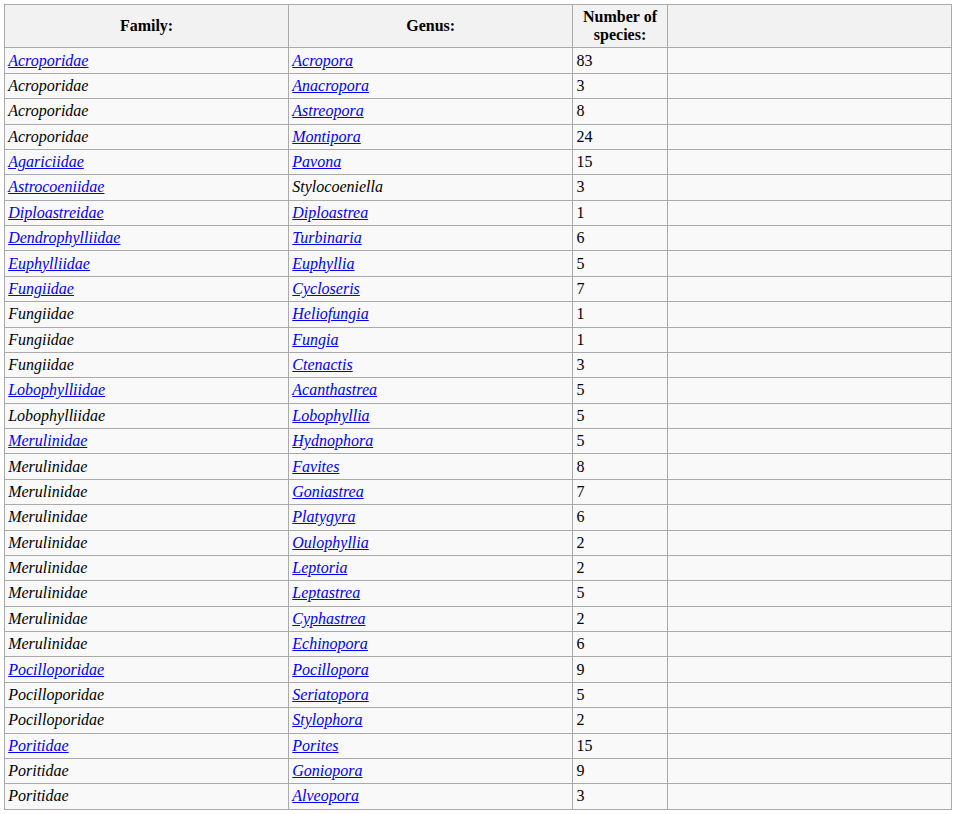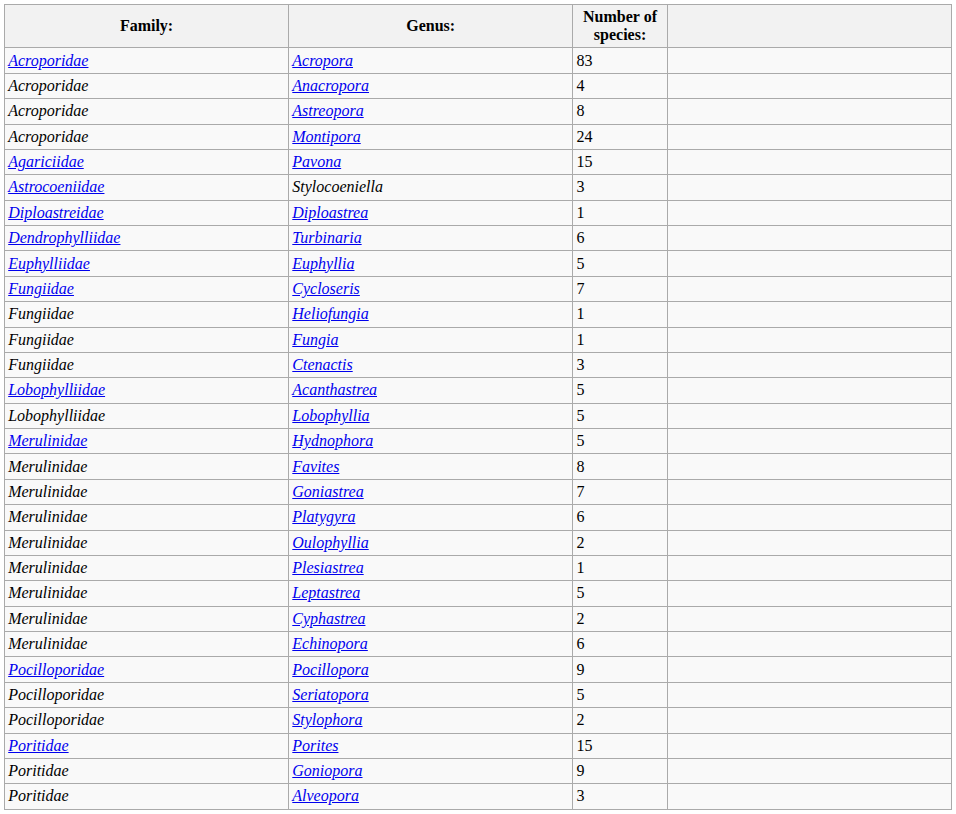(580, 85) 3 -> (580, 85) 4
- row: (320, 568)
+ row: (328, 568)
